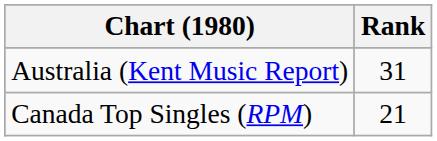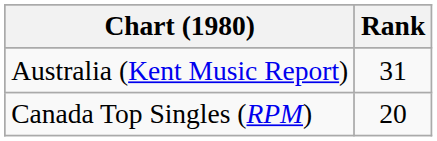(393, 113) 21 -> (393, 113) 20
